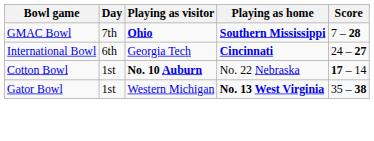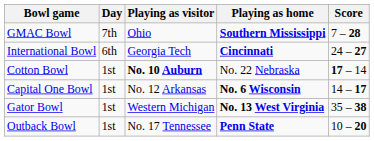(140, 32) bold -> (139, 32) normal
+ row: (50, 88)
+ row: (41, 126)
